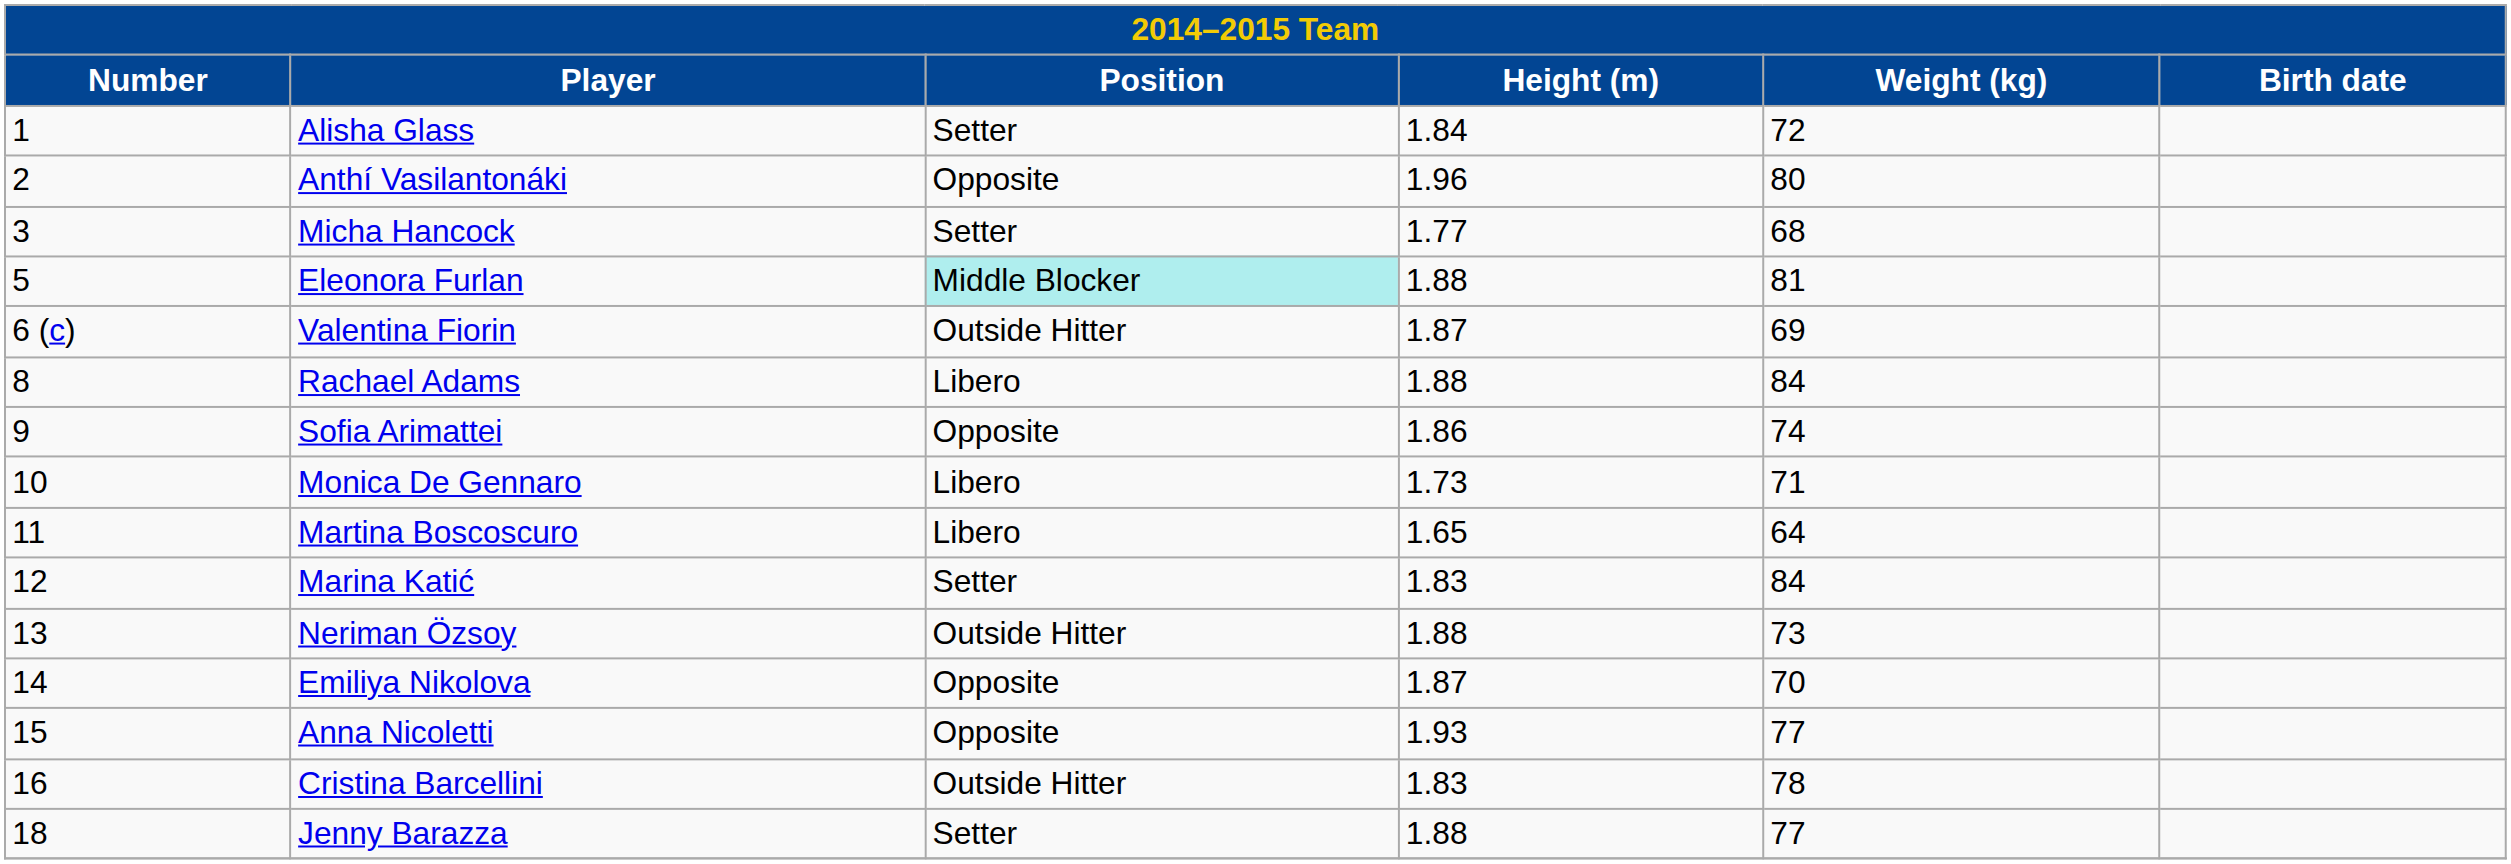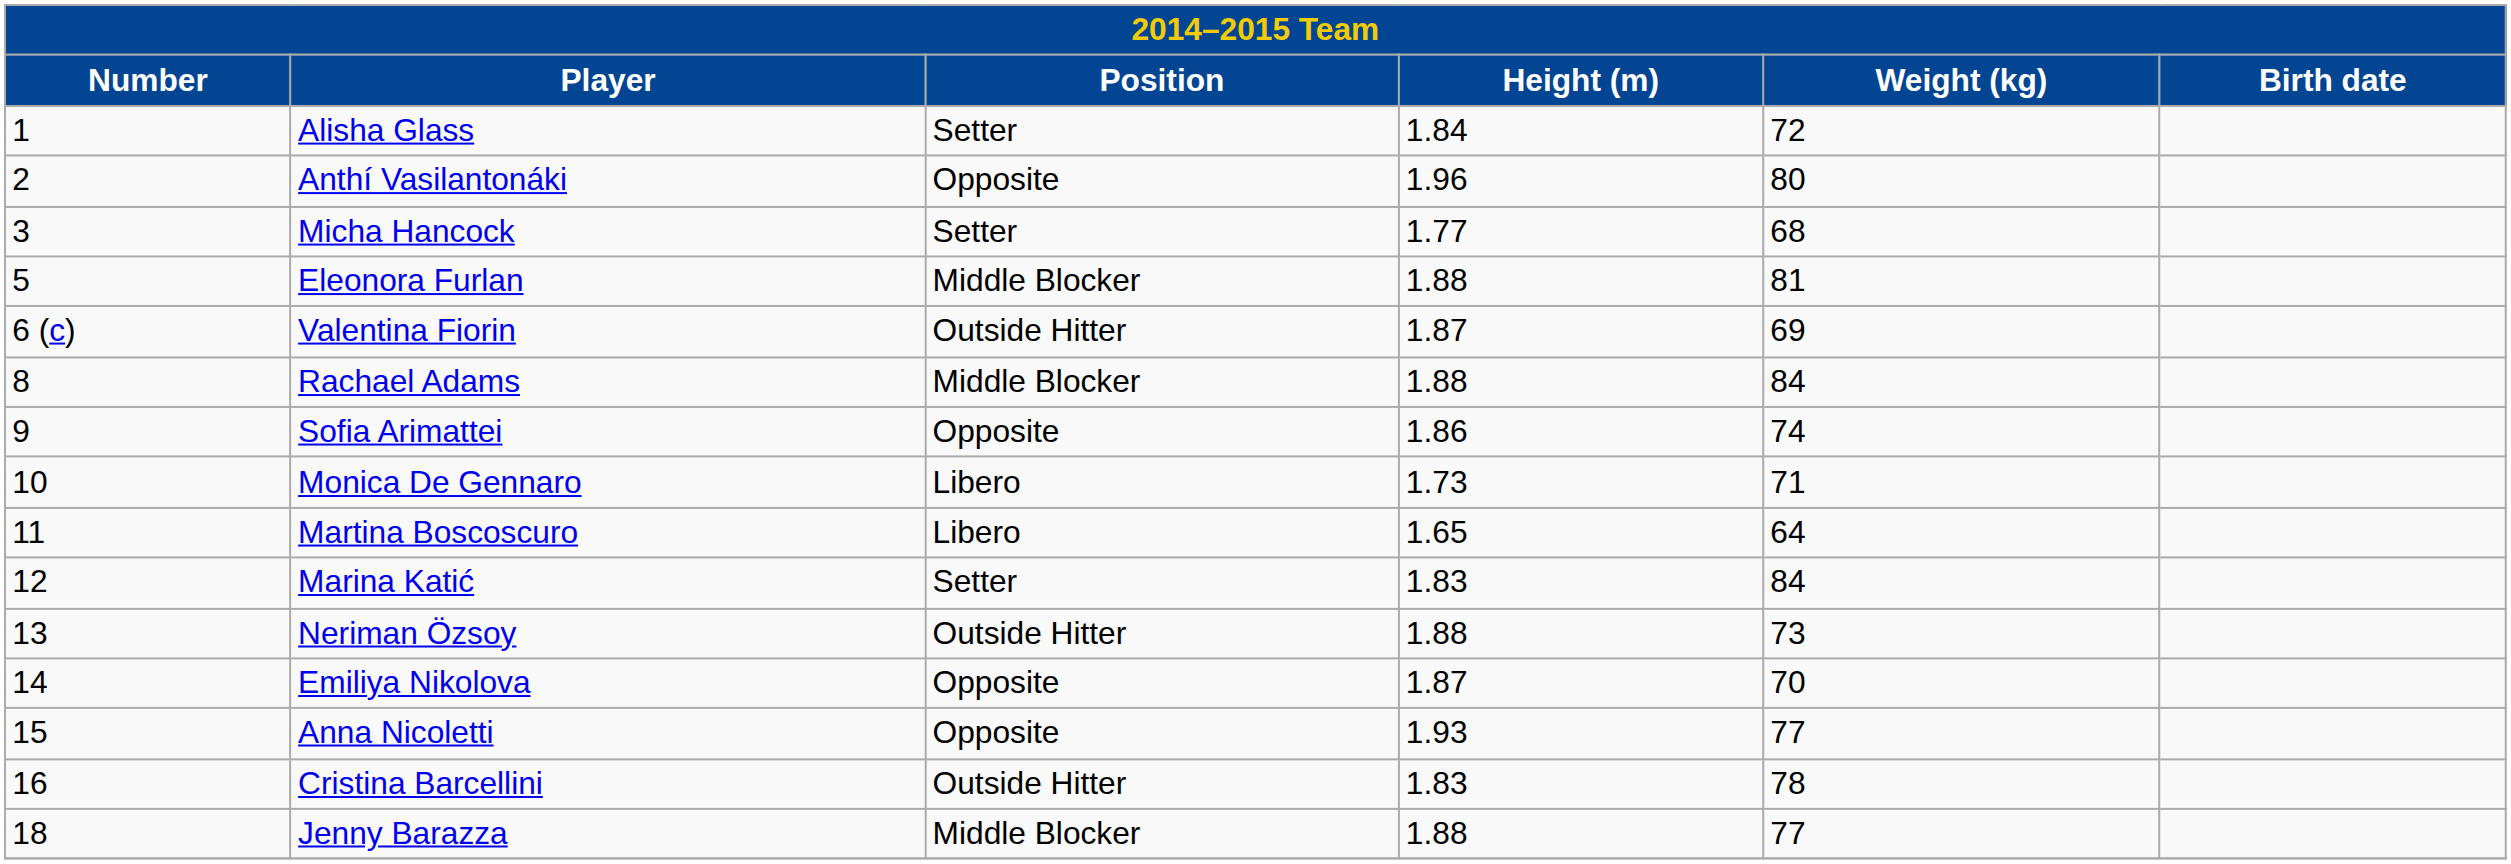(1036, 280) paleturquoise background -> (1036, 280) no background
(977, 381) Libero -> (1036, 381) Middle Blocker
(975, 833) Setter -> (1036, 833) Middle Blocker
